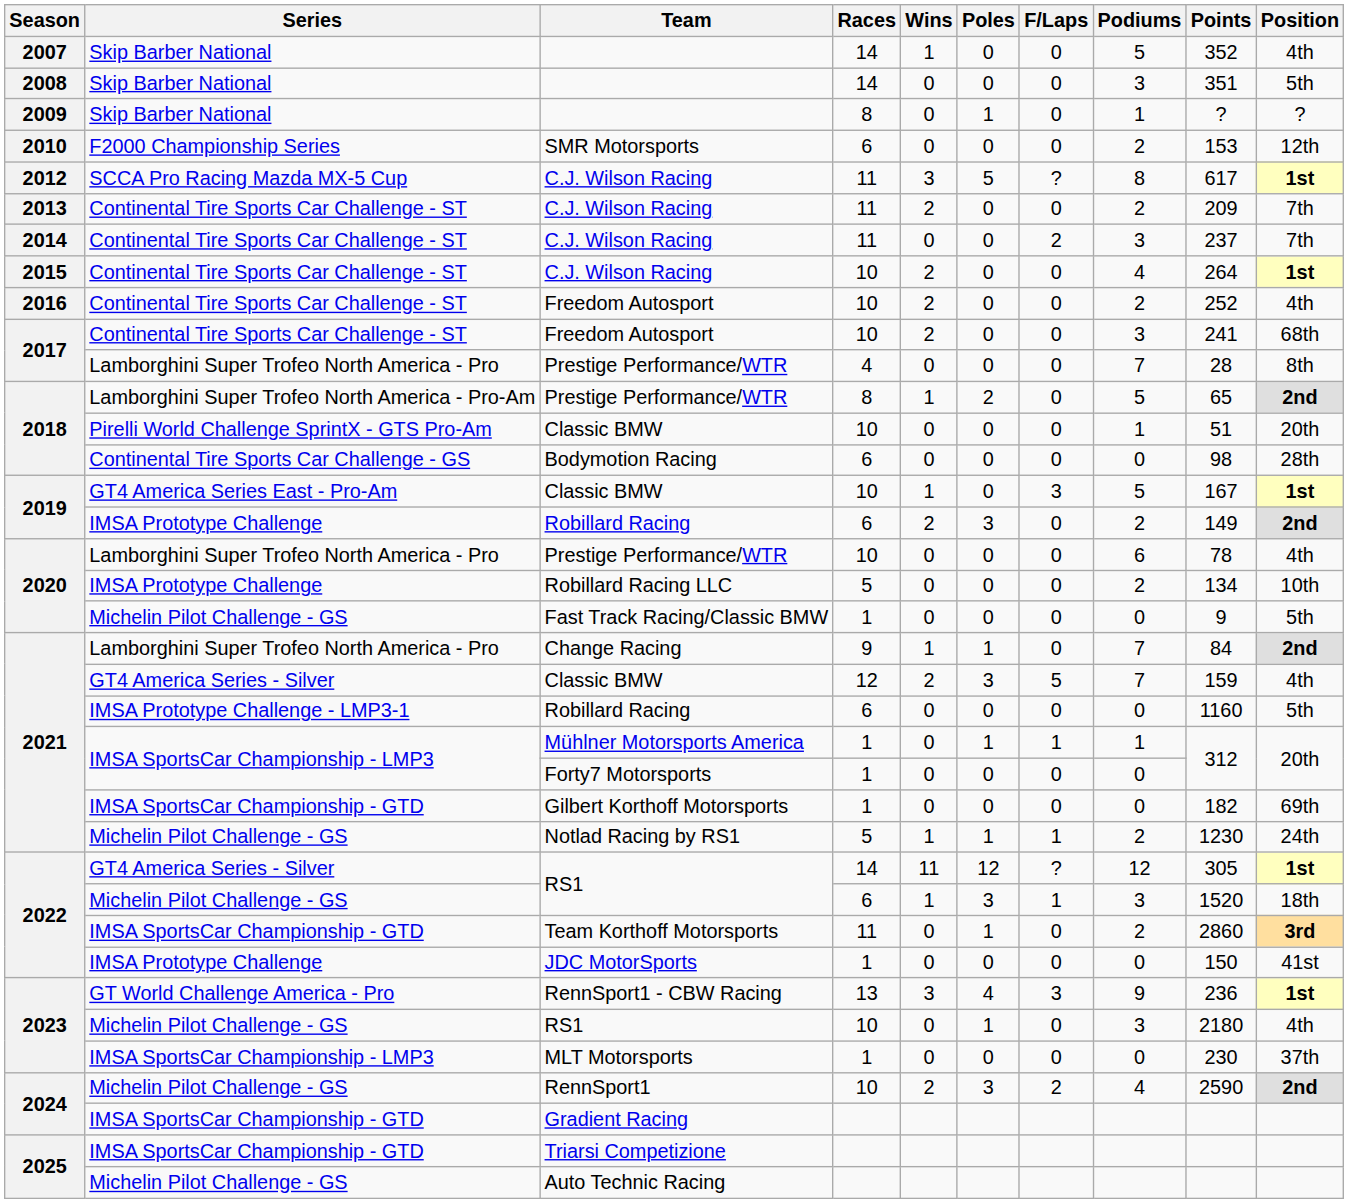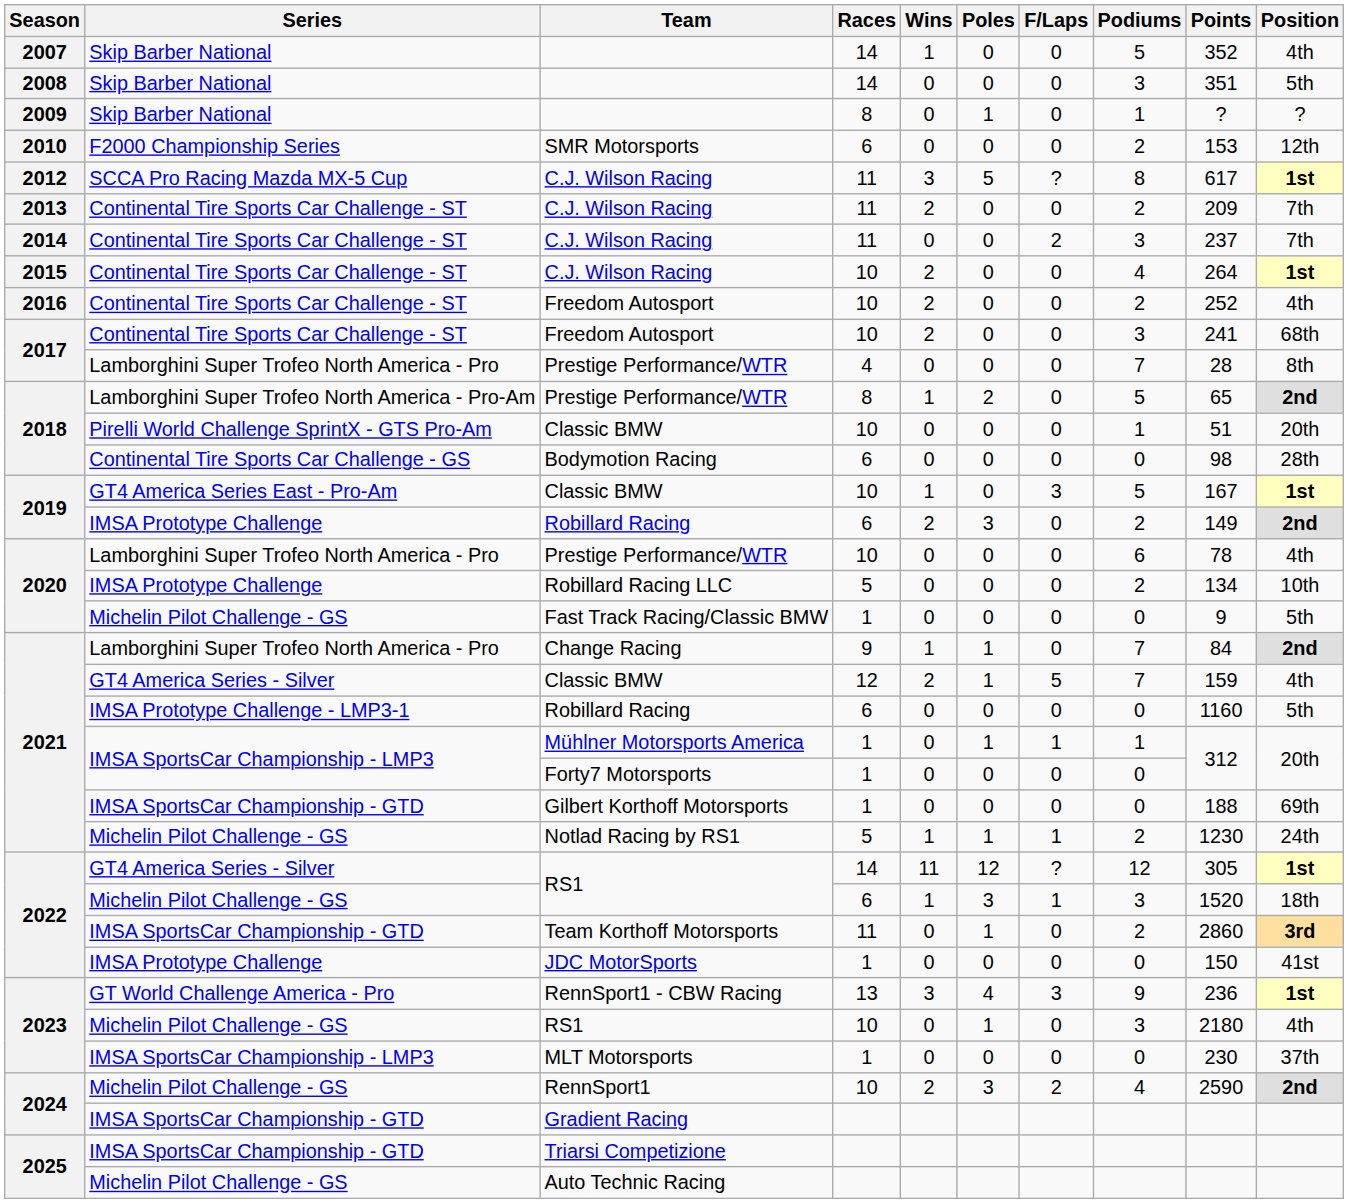(988, 680) 3 -> (988, 680) 1
(1221, 806) 182 -> (1221, 806) 188
